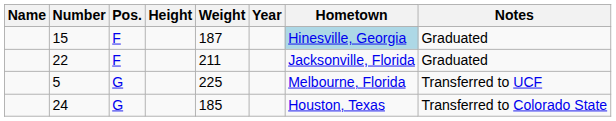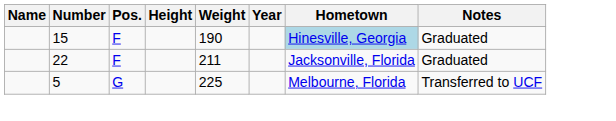(210, 37) 187 -> (210, 37) 190
- row: (60, 104)
